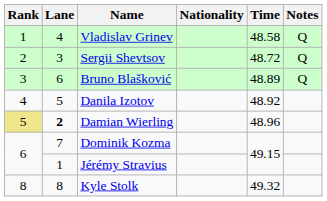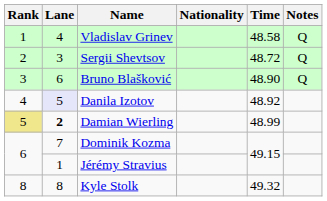(265, 79) 48.89 -> (265, 79) 48.90
(60, 100) no background -> (60, 100) lavender background
(265, 121) 48.96 -> (265, 121) 48.99
